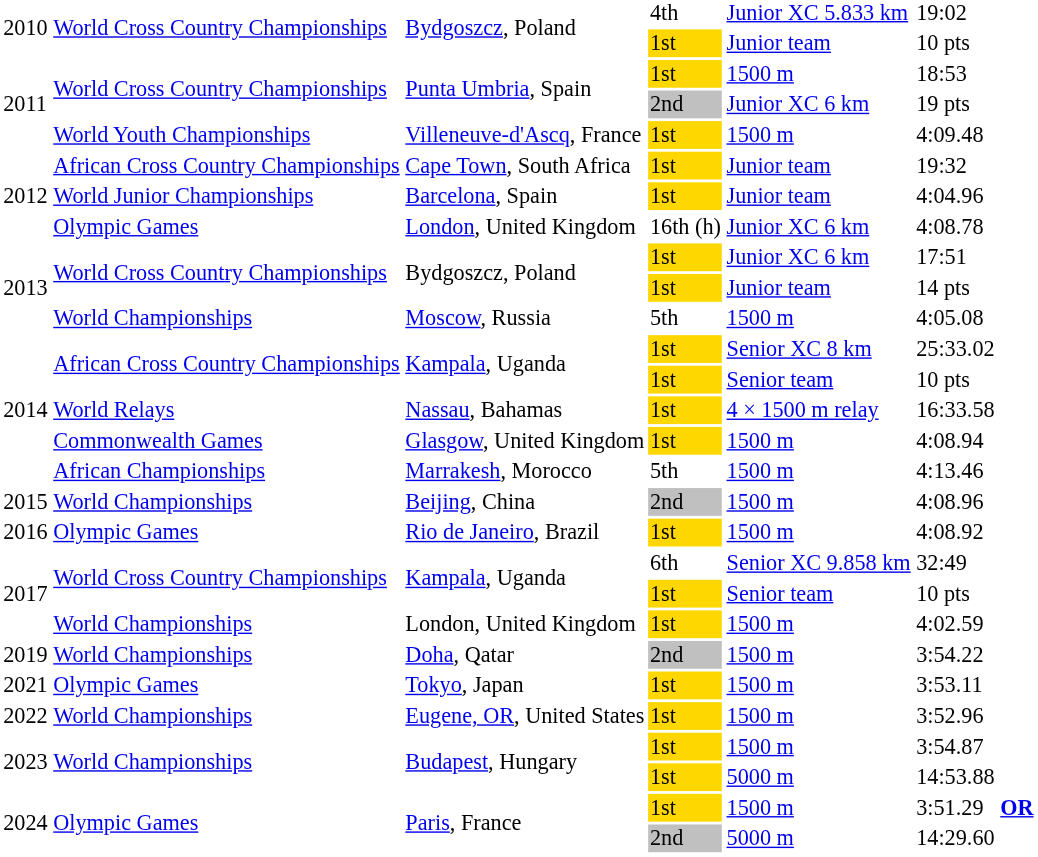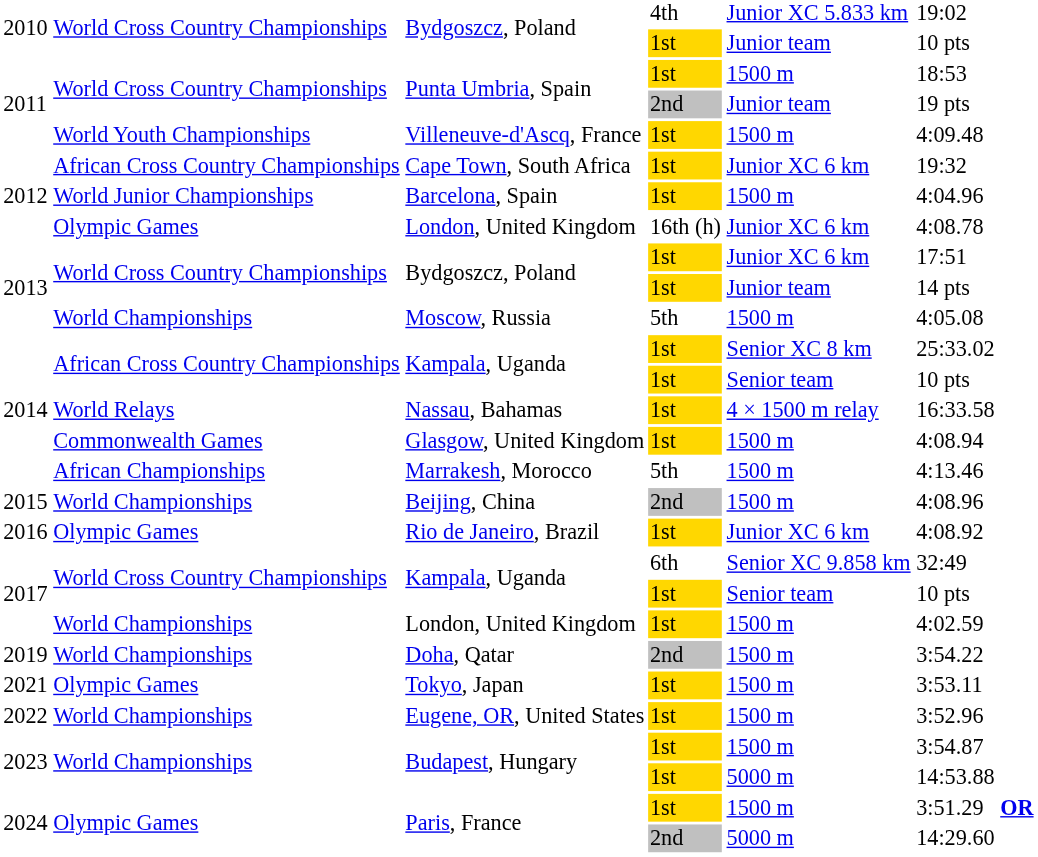(798, 104) Junior XC 6 km -> (779, 104) Junior team
(779, 165) Junior team -> (798, 165) Junior XC 6 km
(779, 195) Junior team -> (760, 195) 1500 m
(760, 532) 1500 m -> (798, 532) Junior XC 6 km
